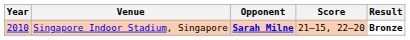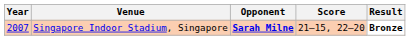(18, 27) 2010 -> (18, 27) 2007
